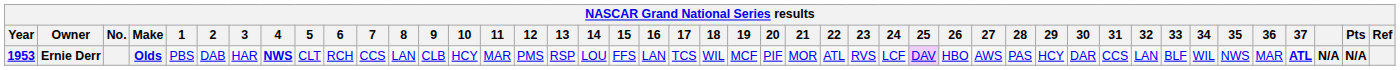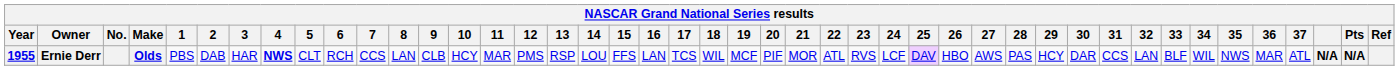(21, 55) 1953 -> (21, 55) 1955
(1301, 55) bold -> (1300, 55) normal
